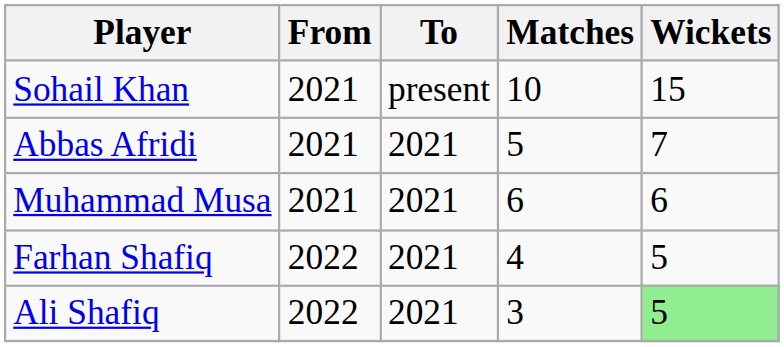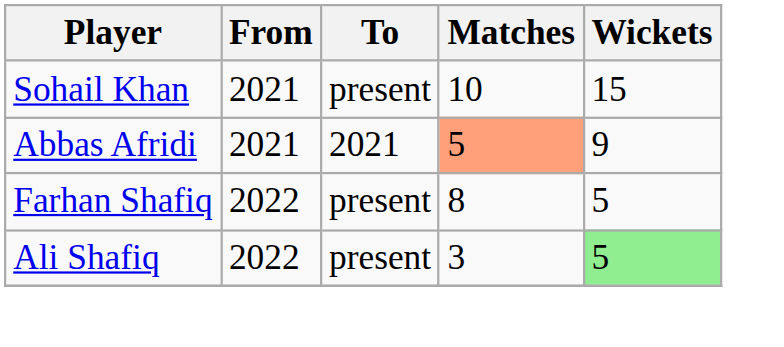(515, 144) no background -> (456, 144) lightsalmon background
(659, 144) 7 -> (600, 144) 9
- row: (142, 200)
(423, 256) 2021 -> (380, 200) present
(515, 256) 4 -> (456, 200) 8
(423, 312) 2021 -> (380, 256) present
